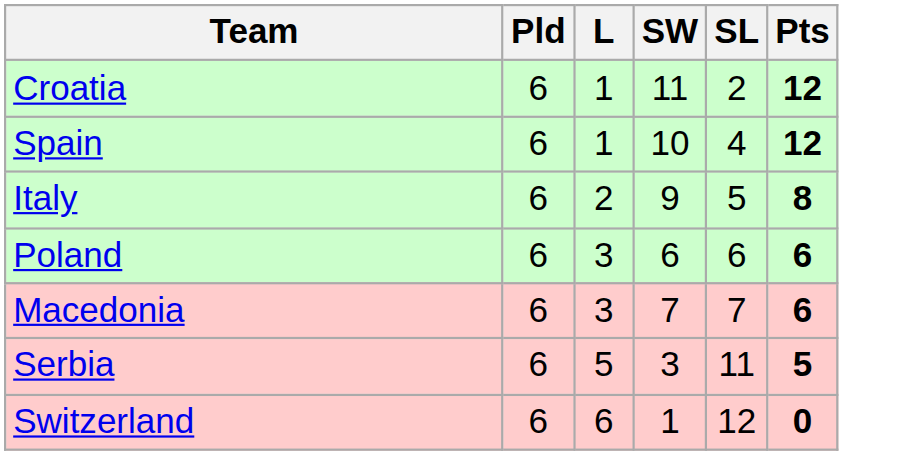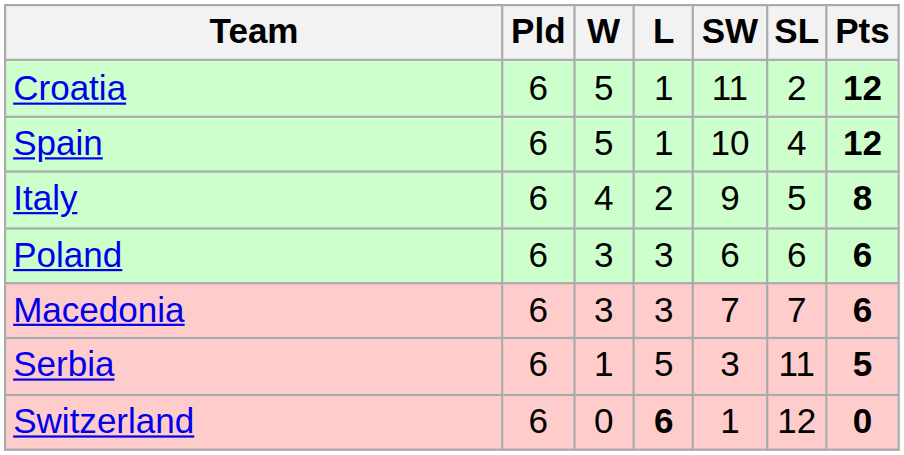+ column: (604, 32)
(604, 421) normal -> (664, 421) bold
